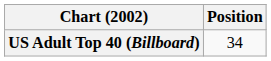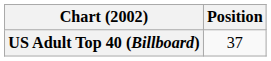(235, 42) 34 -> (235, 42) 37
